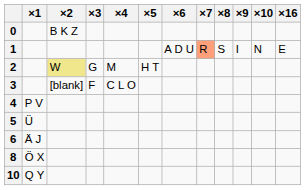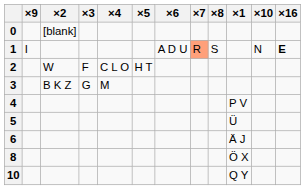columns swapped: (35, 13) <-> (242, 13)
(64, 31) B K Z -> (60, 31) [blank]
(282, 49) normal -> (282, 49) bold
(55, 67) khaki background -> (48, 67) no background
(93, 67) G -> (85, 67) F
(111, 67) M -> (115, 67) C L O
(66, 85) [blank] -> (57, 85) B K Z
(92, 85) F -> (86, 85) G
(121, 85) C L O -> (105, 85) M
